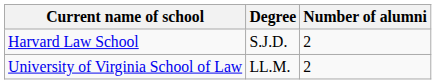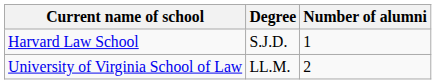(307, 41) 2 -> (307, 41) 1
